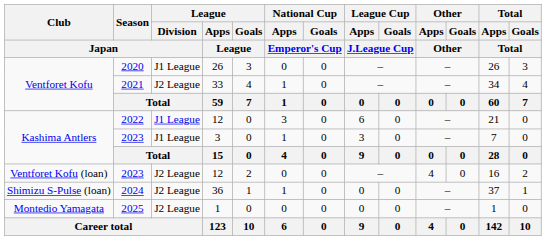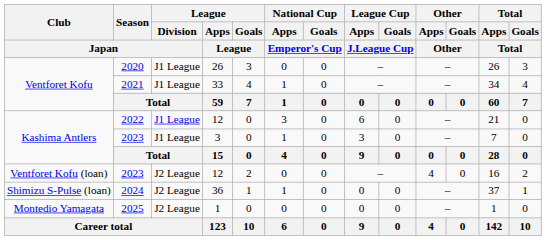(177, 84) J2 League -> (177, 84) J1 League
